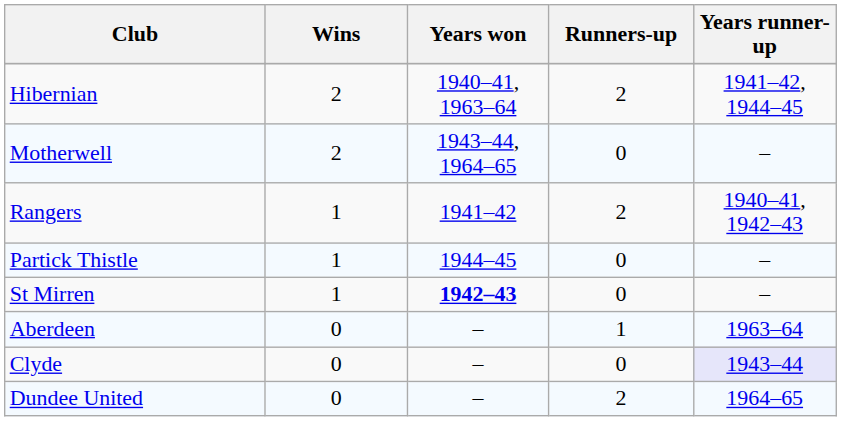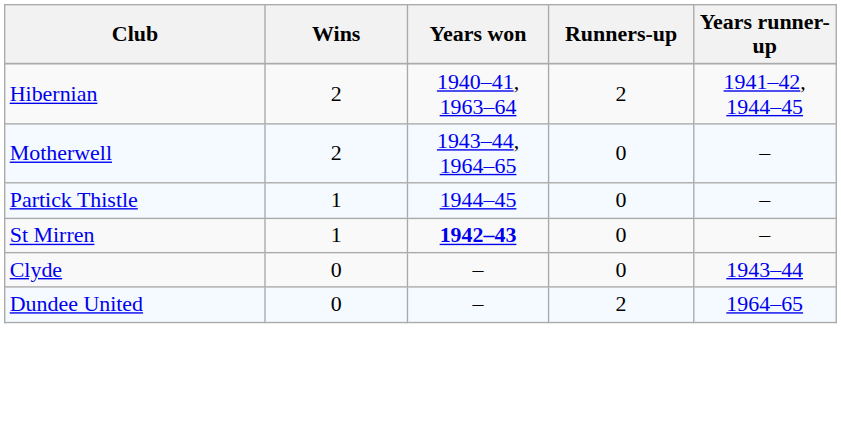- row: (46, 212)
- row: (52, 329)
(765, 363) lavender background -> (765, 269) no background
